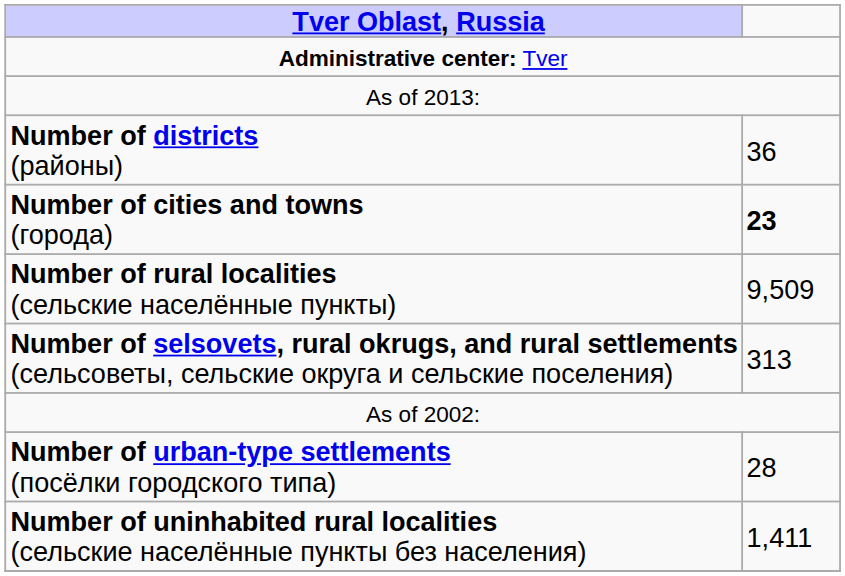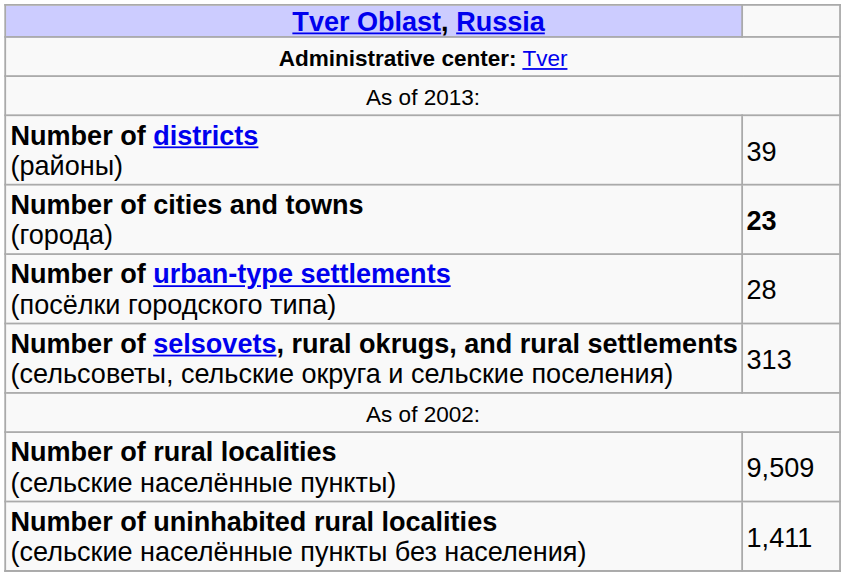(762, 150) 36 -> (762, 150) 39
rows swapped: (231, 467) <-> (203, 289)
